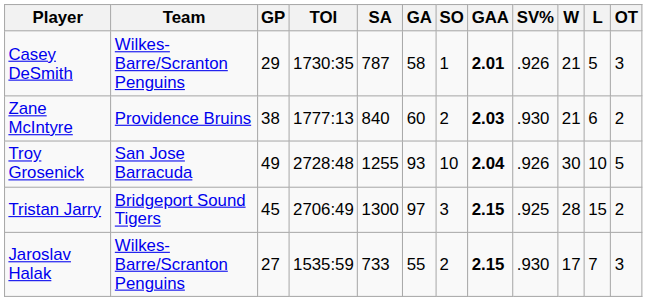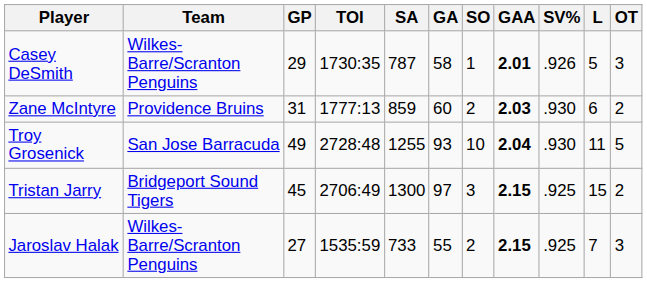- column: (571, 17)
(270, 118) 38 -> (297, 108) 31
(376, 118) 840 -> (402, 108) 859
(533, 163) .926 -> (559, 145) .930
(598, 163) 10 -> (597, 145) 11
(533, 264) .930 -> (559, 245) .925
